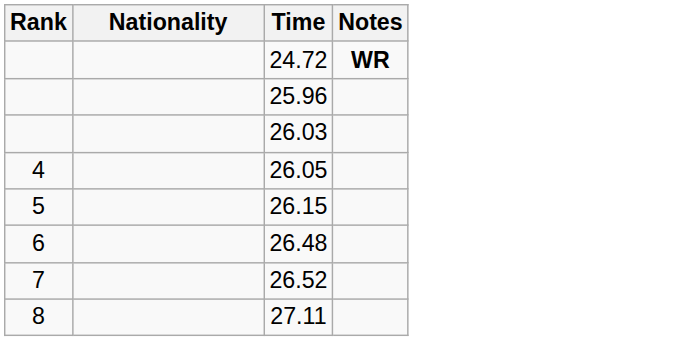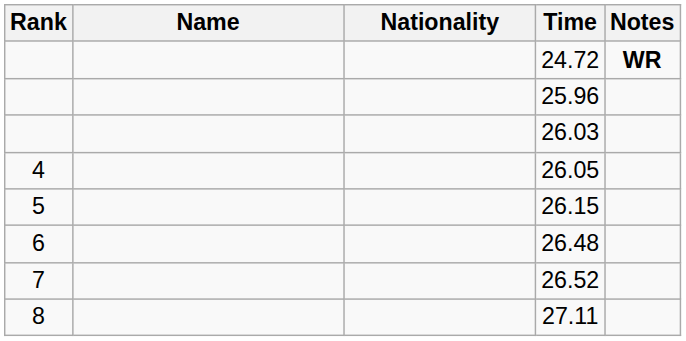+ column: (208, 22)
